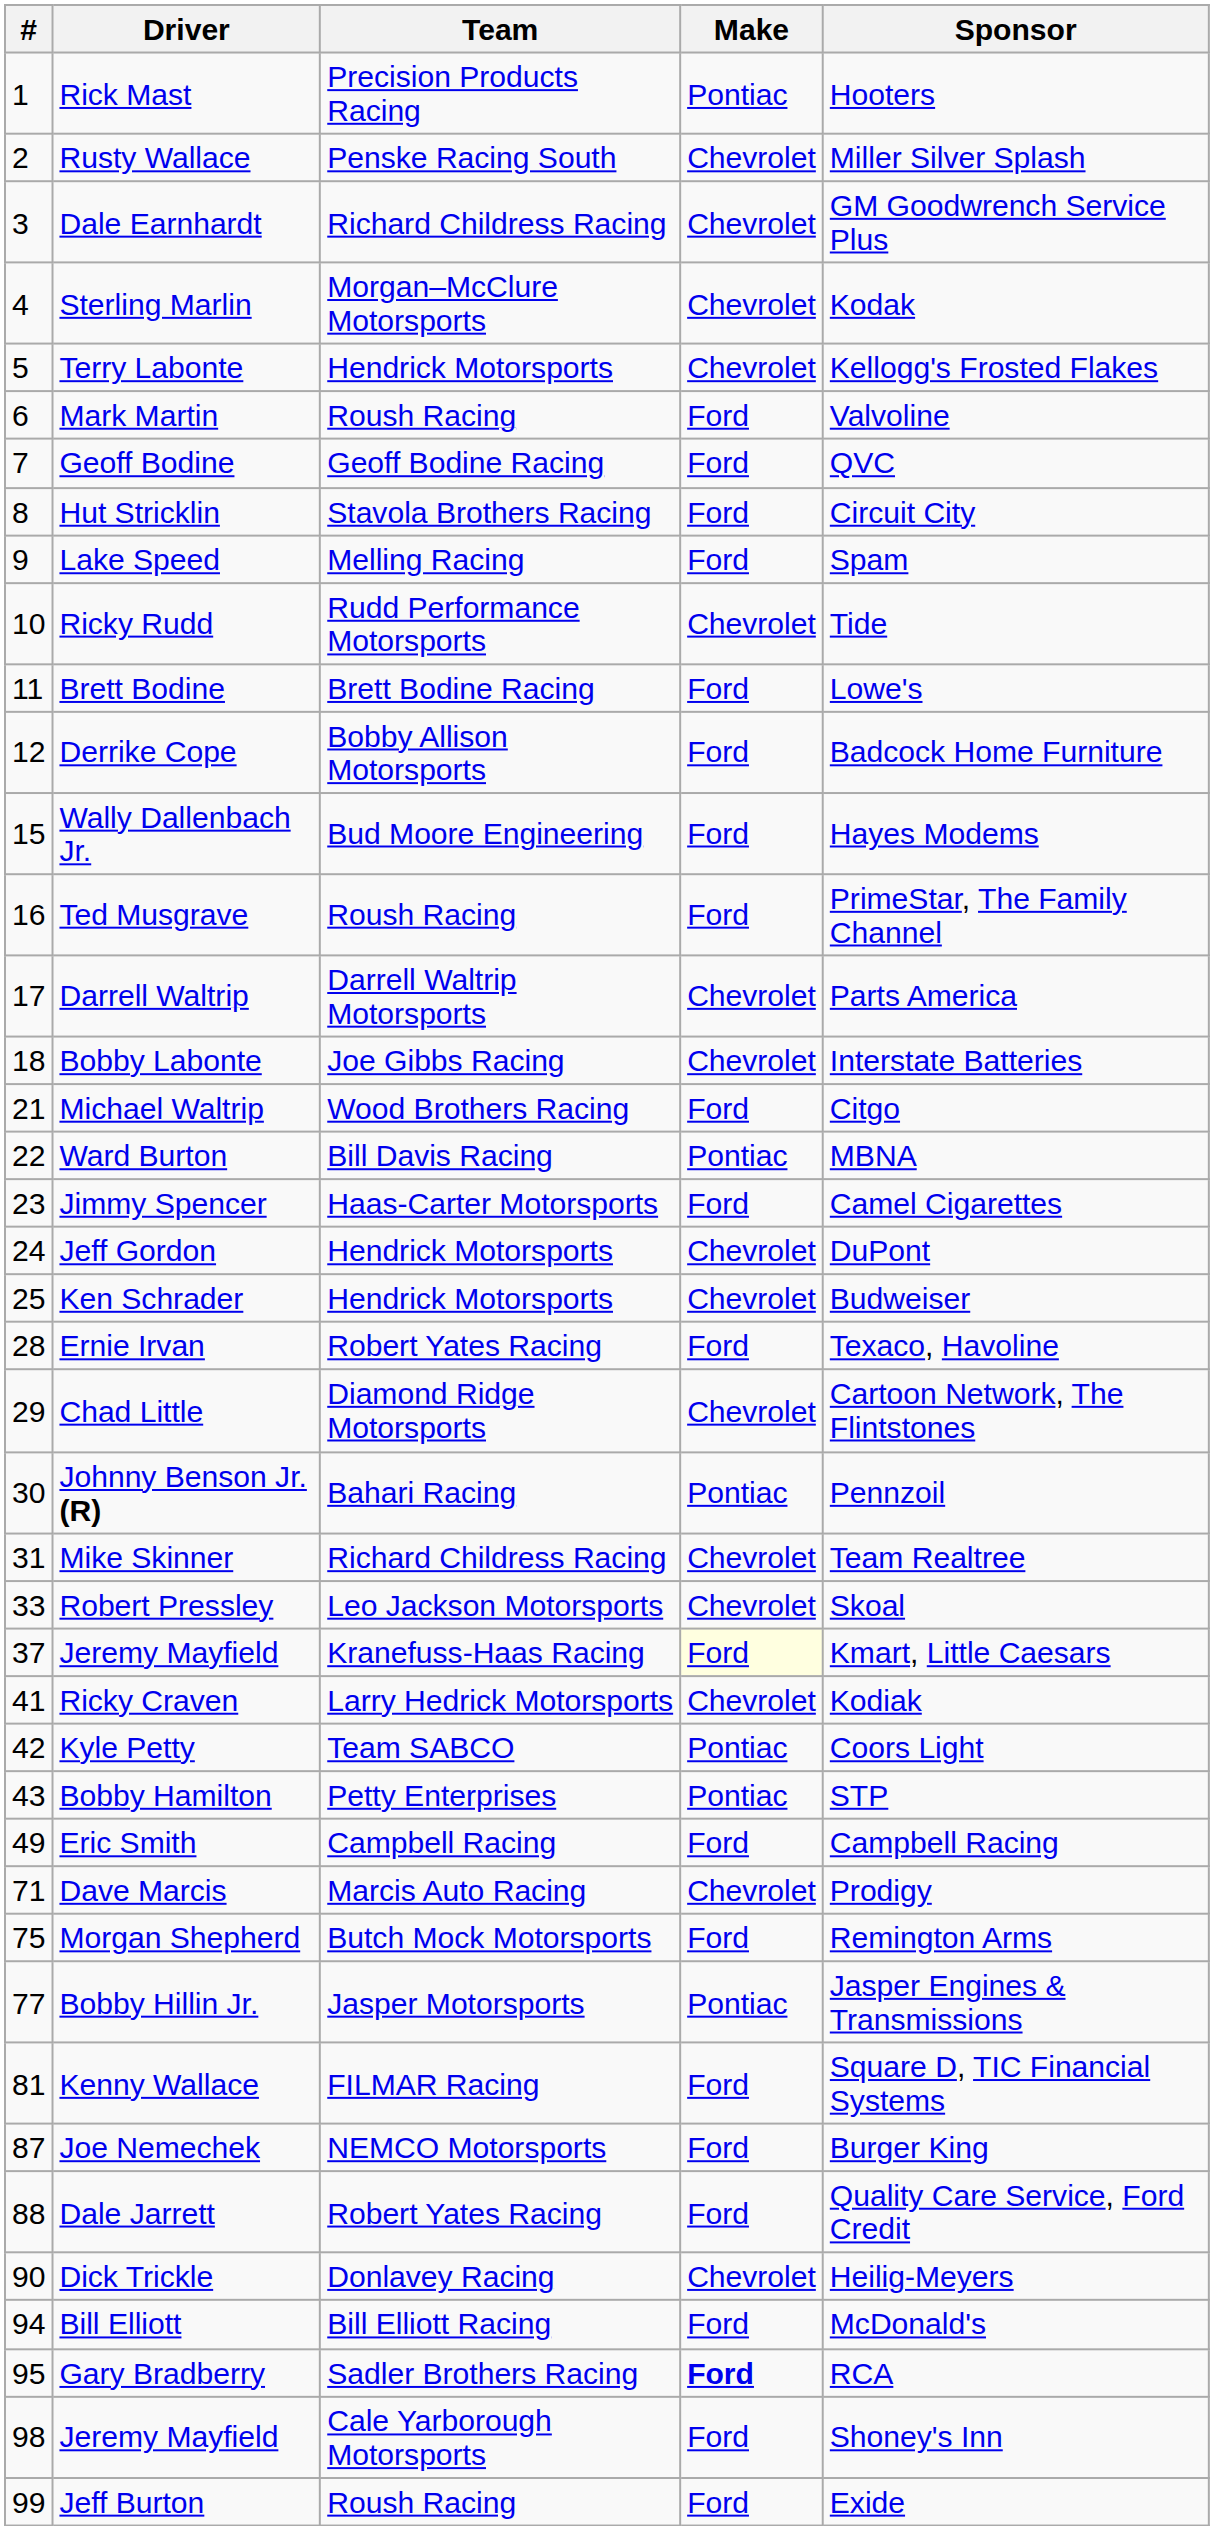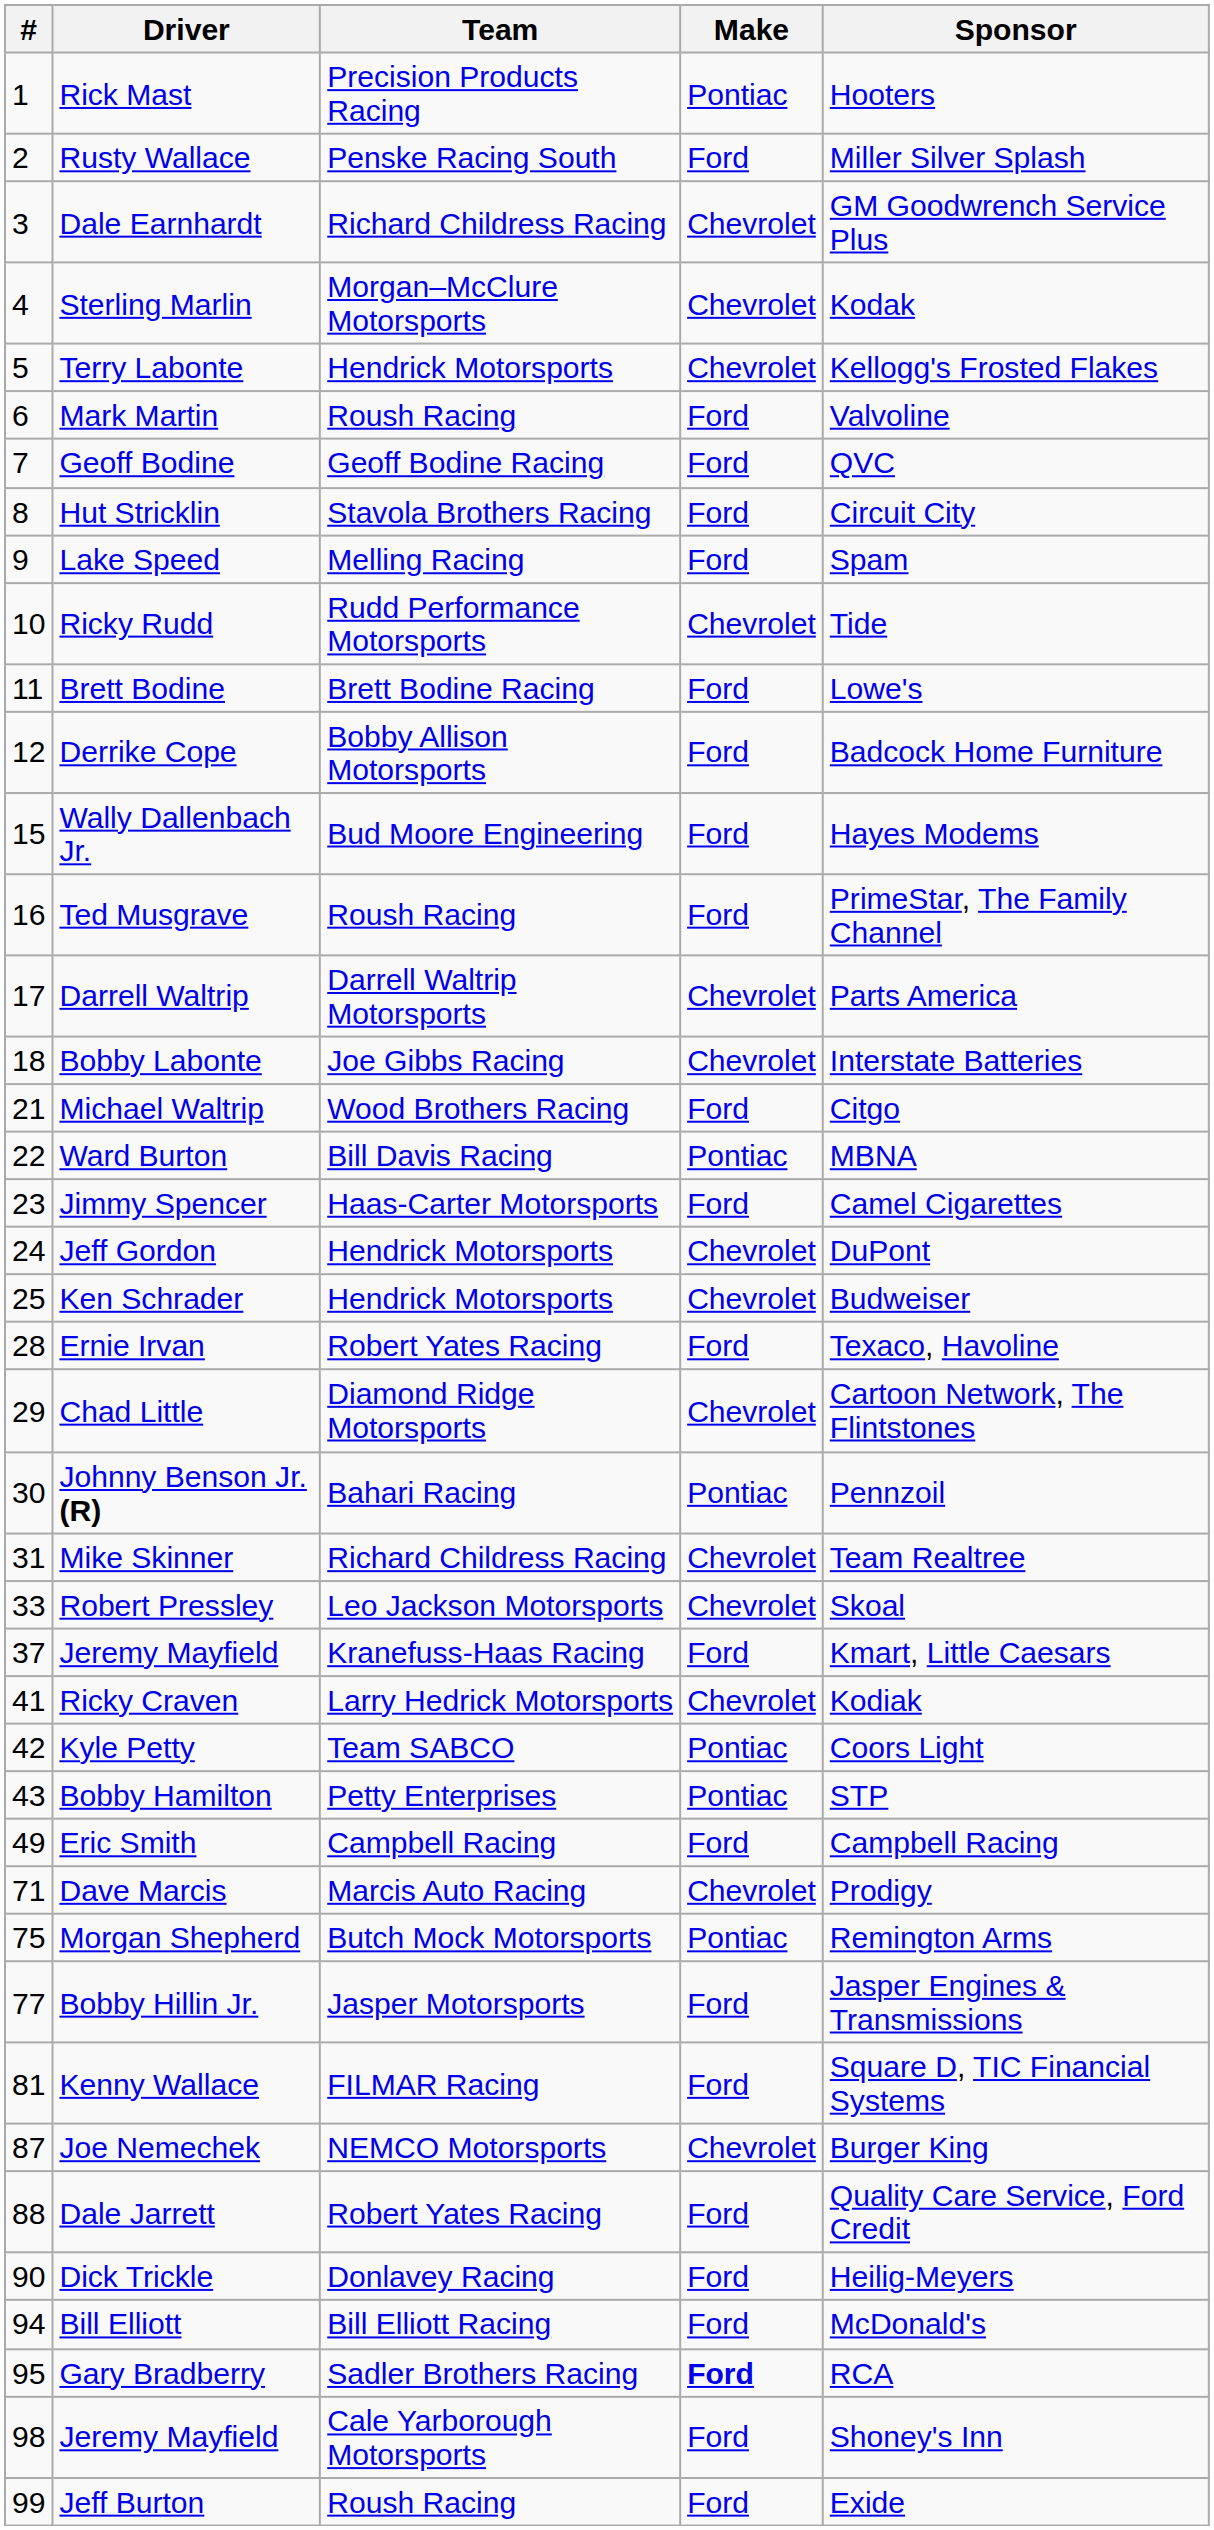(751, 158) Chevrolet -> (718, 158) Ford
(718, 1652) lightyellow background -> (718, 1652) no background
(718, 1938) Ford -> (737, 1938) Pontiac
(737, 2002) Pontiac -> (718, 2002) Ford
(718, 2148) Ford -> (751, 2148) Chevrolet
(751, 2277) Chevrolet -> (718, 2277) Ford
